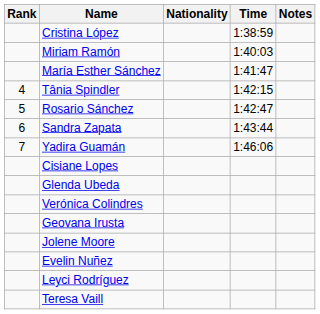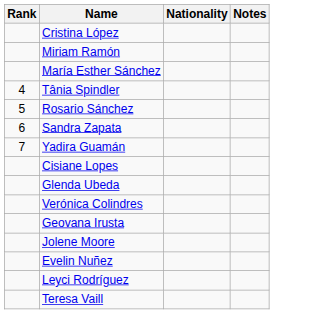- column: (253, 14)
